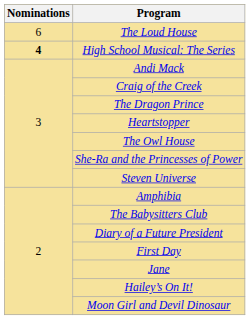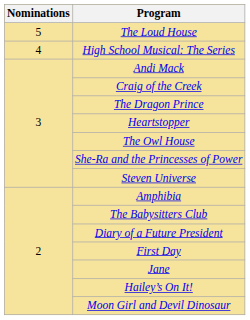(38, 31) 6 -> (38, 31) 5
(38, 50) bold -> (38, 50) normal
